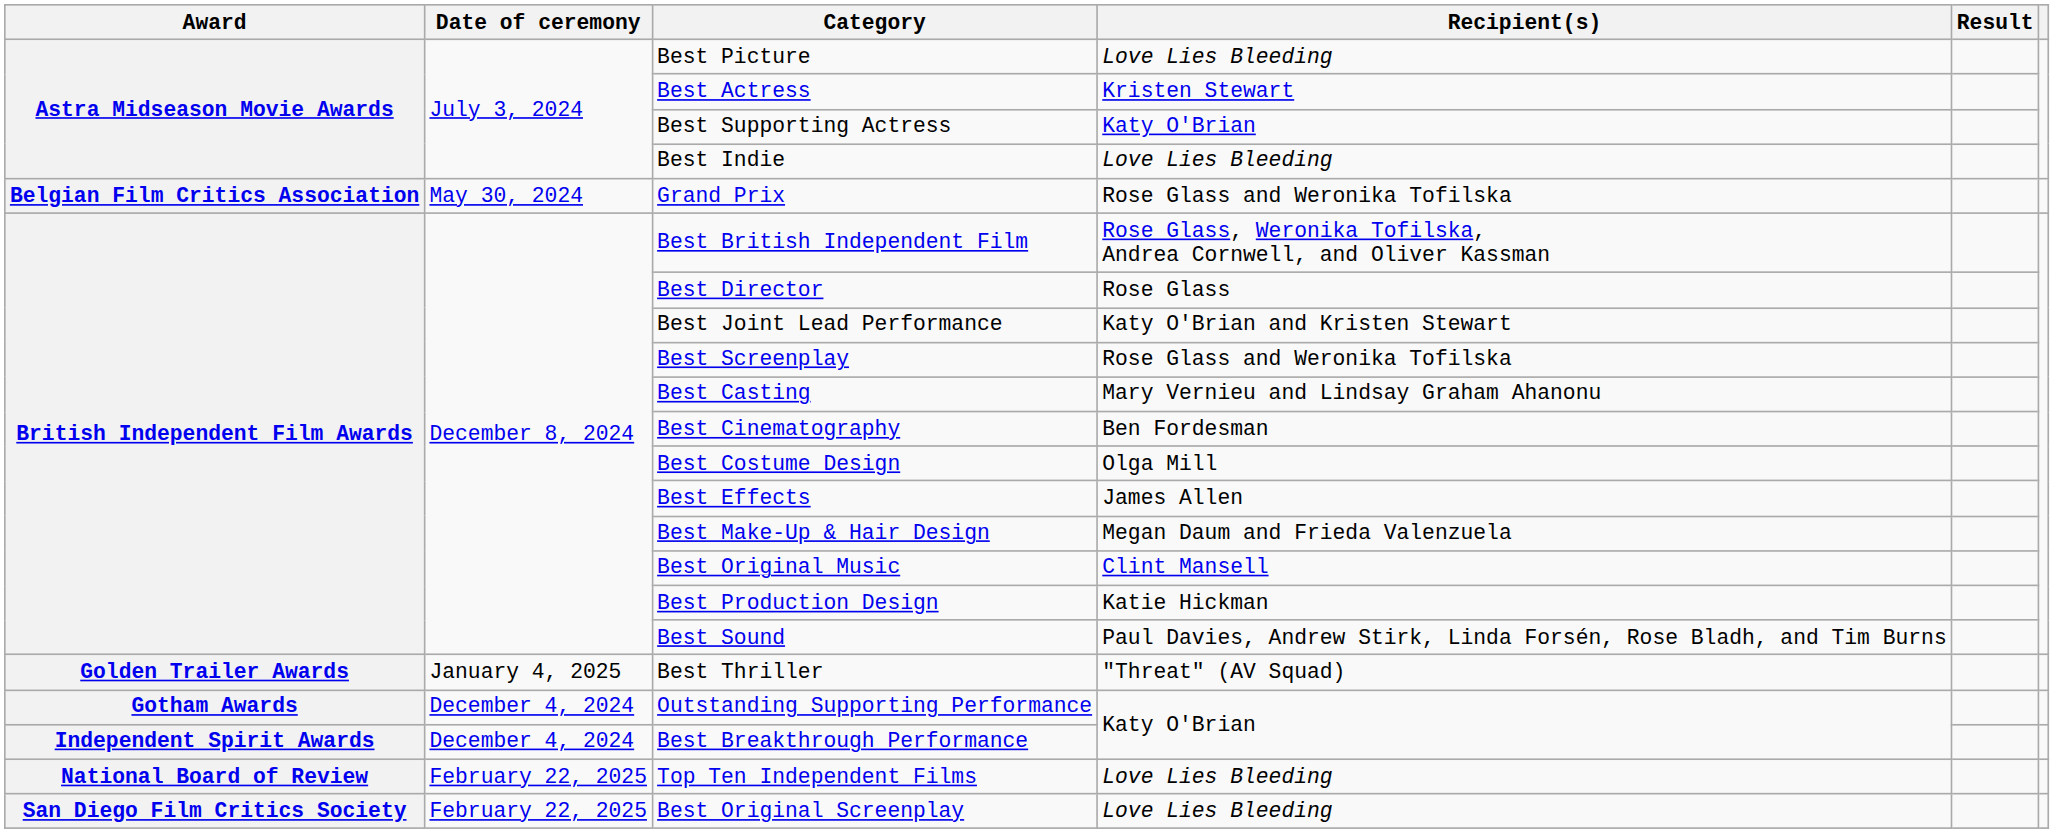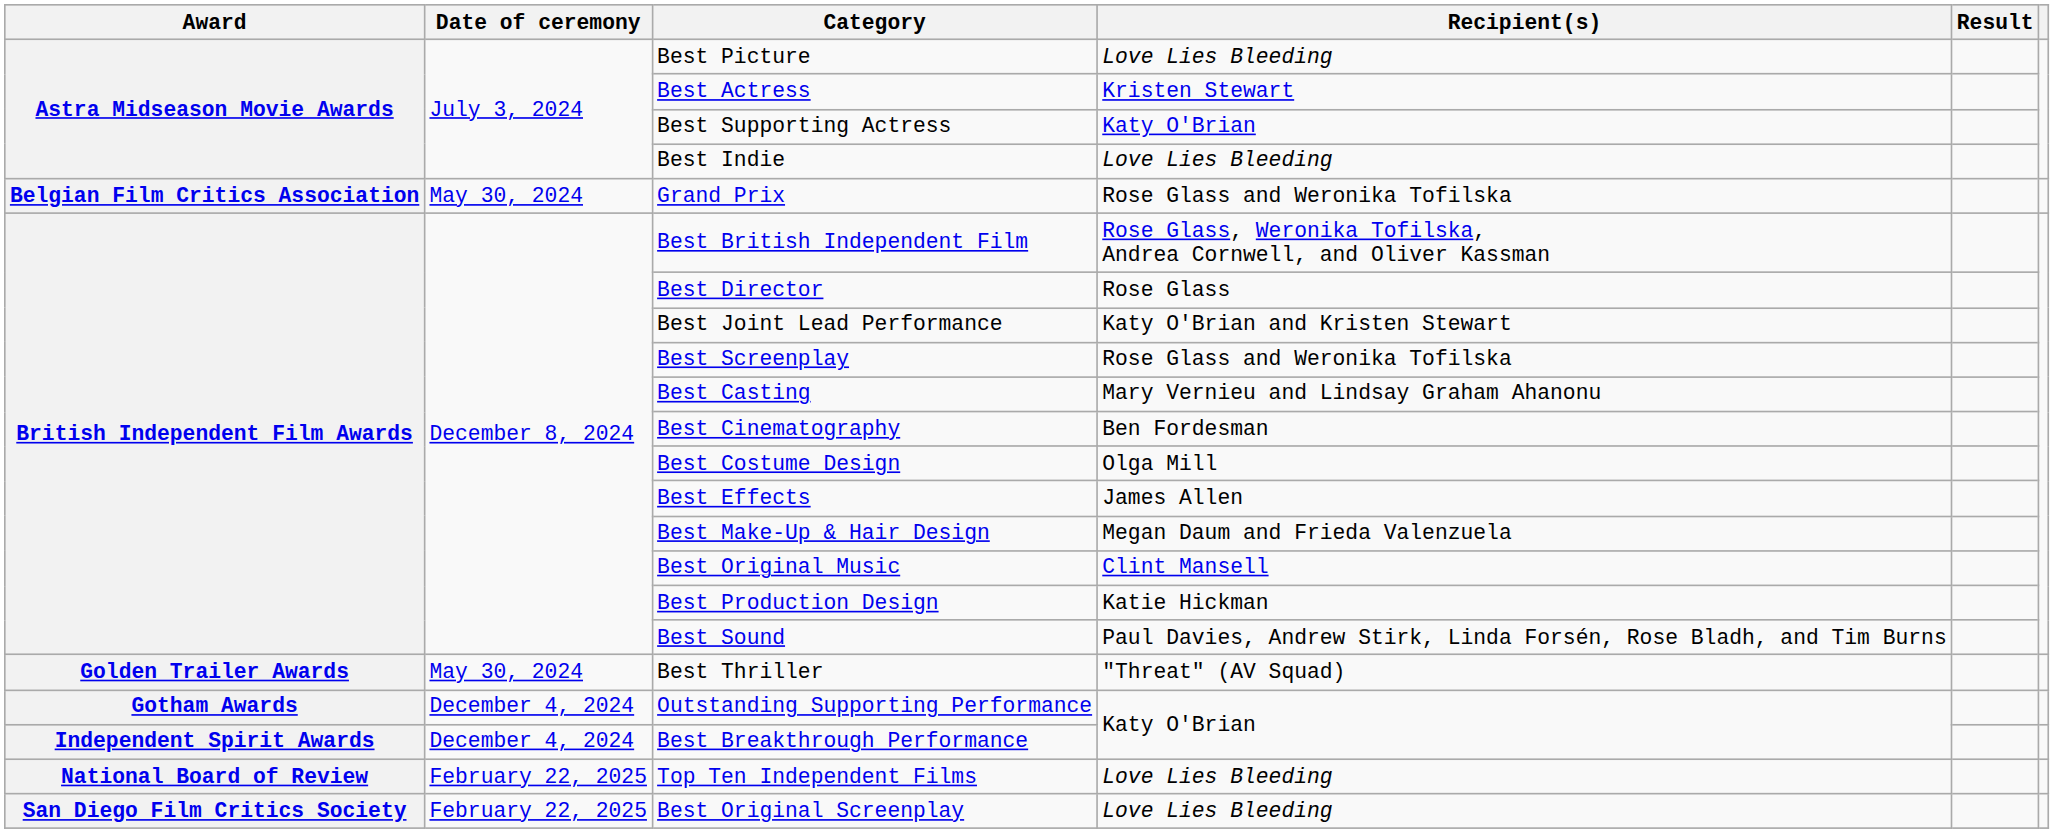(525, 672) January 4, 2025 -> (506, 672) May 30, 2024
